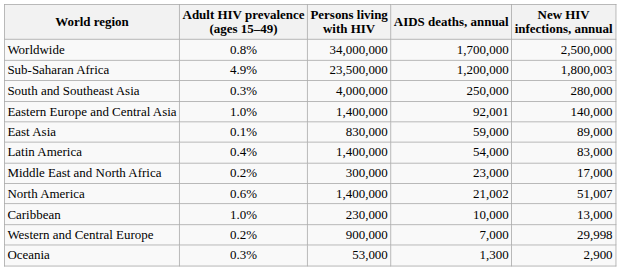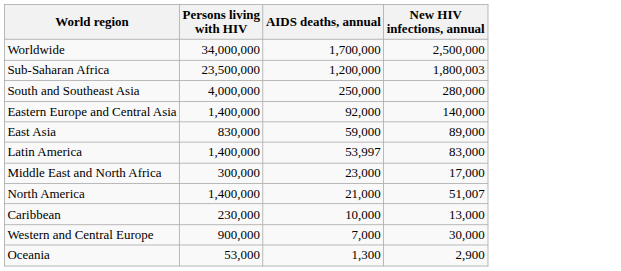- column: (243, 22)
(491, 111) 92,001 -> (363, 111) 92,000
(491, 152) 54,000 -> (363, 152) 53,997
(491, 193) 21,002 -> (363, 193) 21,000
(595, 234) 29,998 -> (467, 234) 30,000
